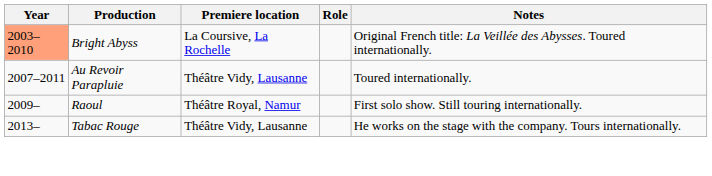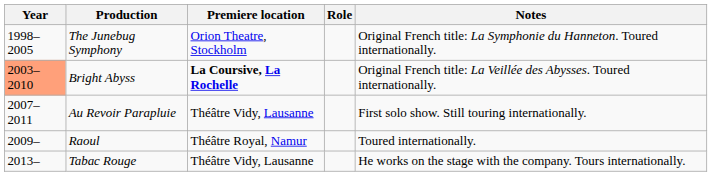+ row: (102, 42)
(226, 42) normal -> (235, 77) bold
(413, 77) Toured internationally. -> (472, 112) First solo show. Still touring internationally.
(468, 105) First solo show. Still touring internationally. -> (417, 140) Toured internationally.
